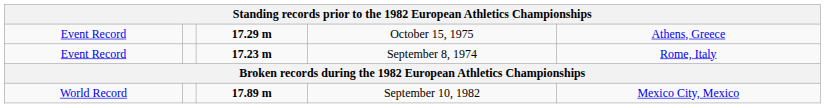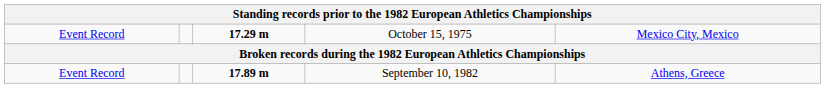(688, 33) Athens, Greece -> (688, 33) Mexico City, Mexico
- row: (432, 53)
(93, 92) World Record -> (92, 73) Event Record
(688, 92) Mexico City, Mexico -> (688, 73) Athens, Greece
